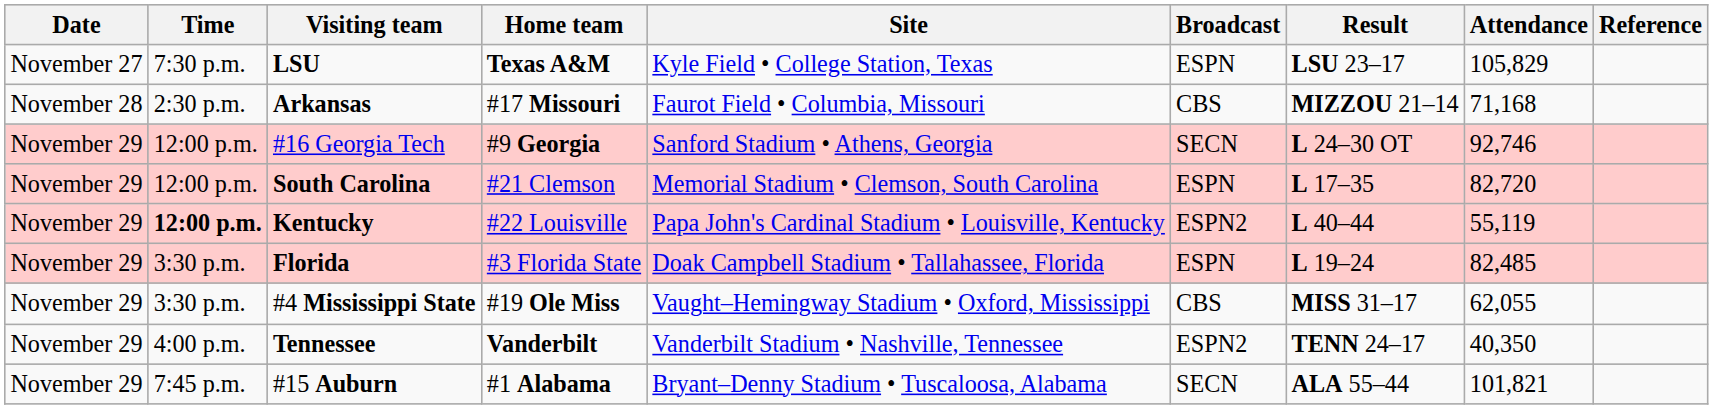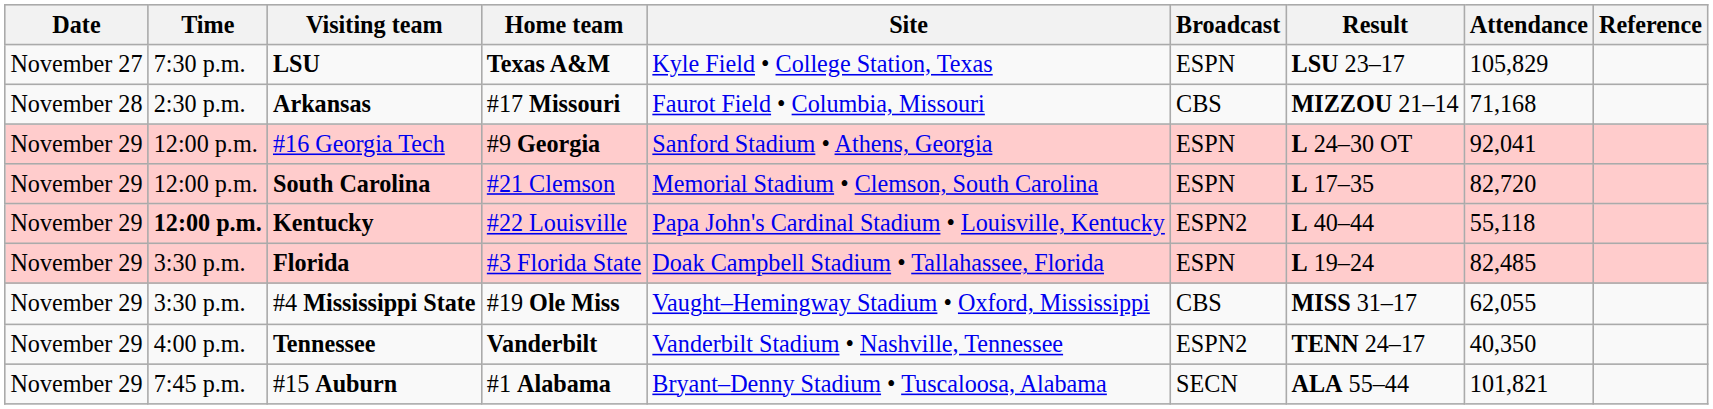(1207, 144) SECN -> (1206, 144) ESPN
(1503, 144) 92,746 -> (1503, 144) 92,041
(1503, 223) 55,119 -> (1503, 223) 55,118
